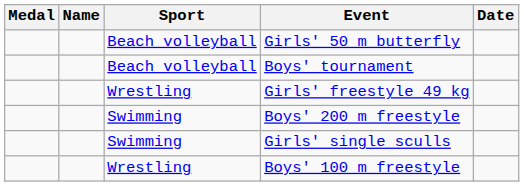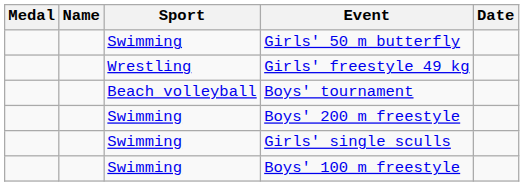(182, 43) Beach volleyball -> (145, 43) Swimming
rows swapped: (367, 93) <-> (339, 68)
(149, 168) Wrestling -> (145, 168) Swimming
